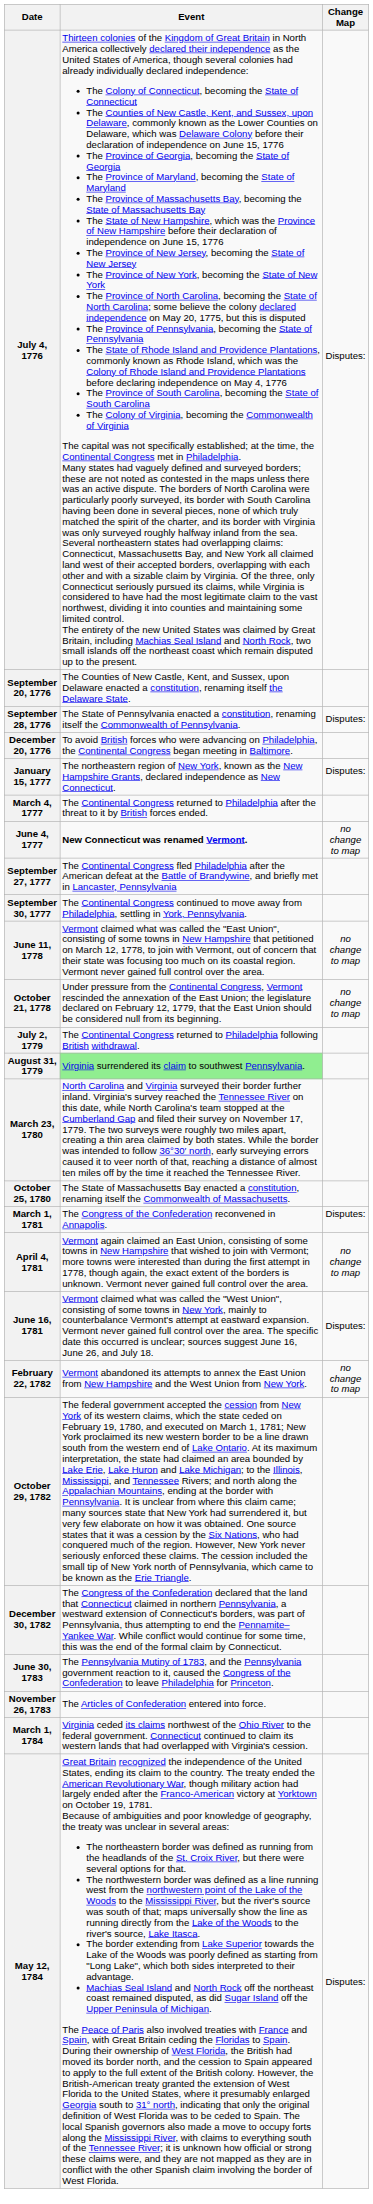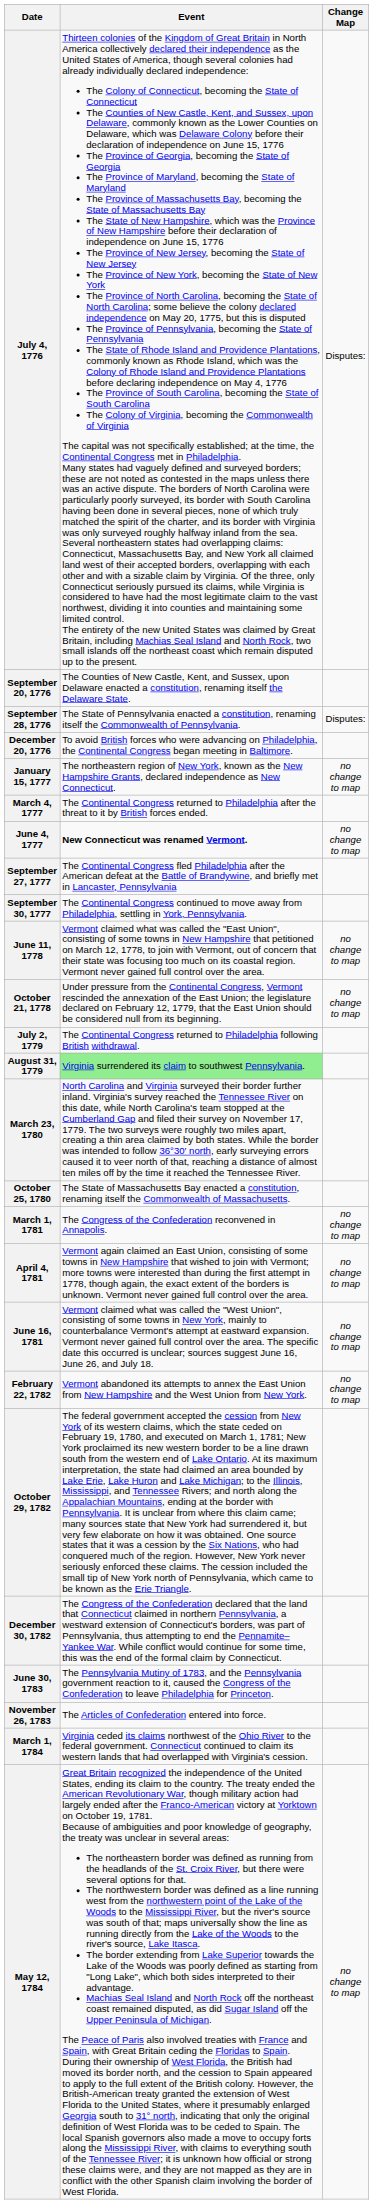(345, 771) Disputes: -> (345, 777) no change to map
(345, 1214) Disputes: -> (345, 1225) no change to map
(345, 1325) Disputes: -> (345, 1336) no change to map
(345, 1982) Disputes: -> (345, 1982) no change to map
